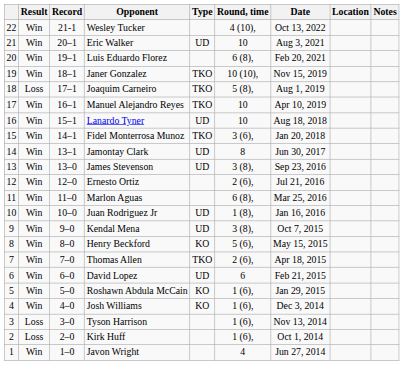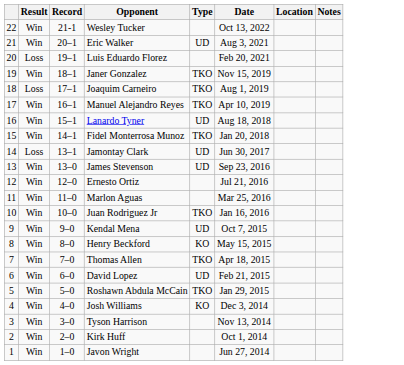- column: (243, 12)
(34, 58) Win -> (34, 58) Loss
(34, 151) Win -> (34, 151) Loss
(202, 213) UD -> (202, 213) TKO
(202, 290) KO -> (202, 290) TKO
(34, 321) Loss -> (34, 321) Win
(34, 337) Loss -> (34, 337) Win
